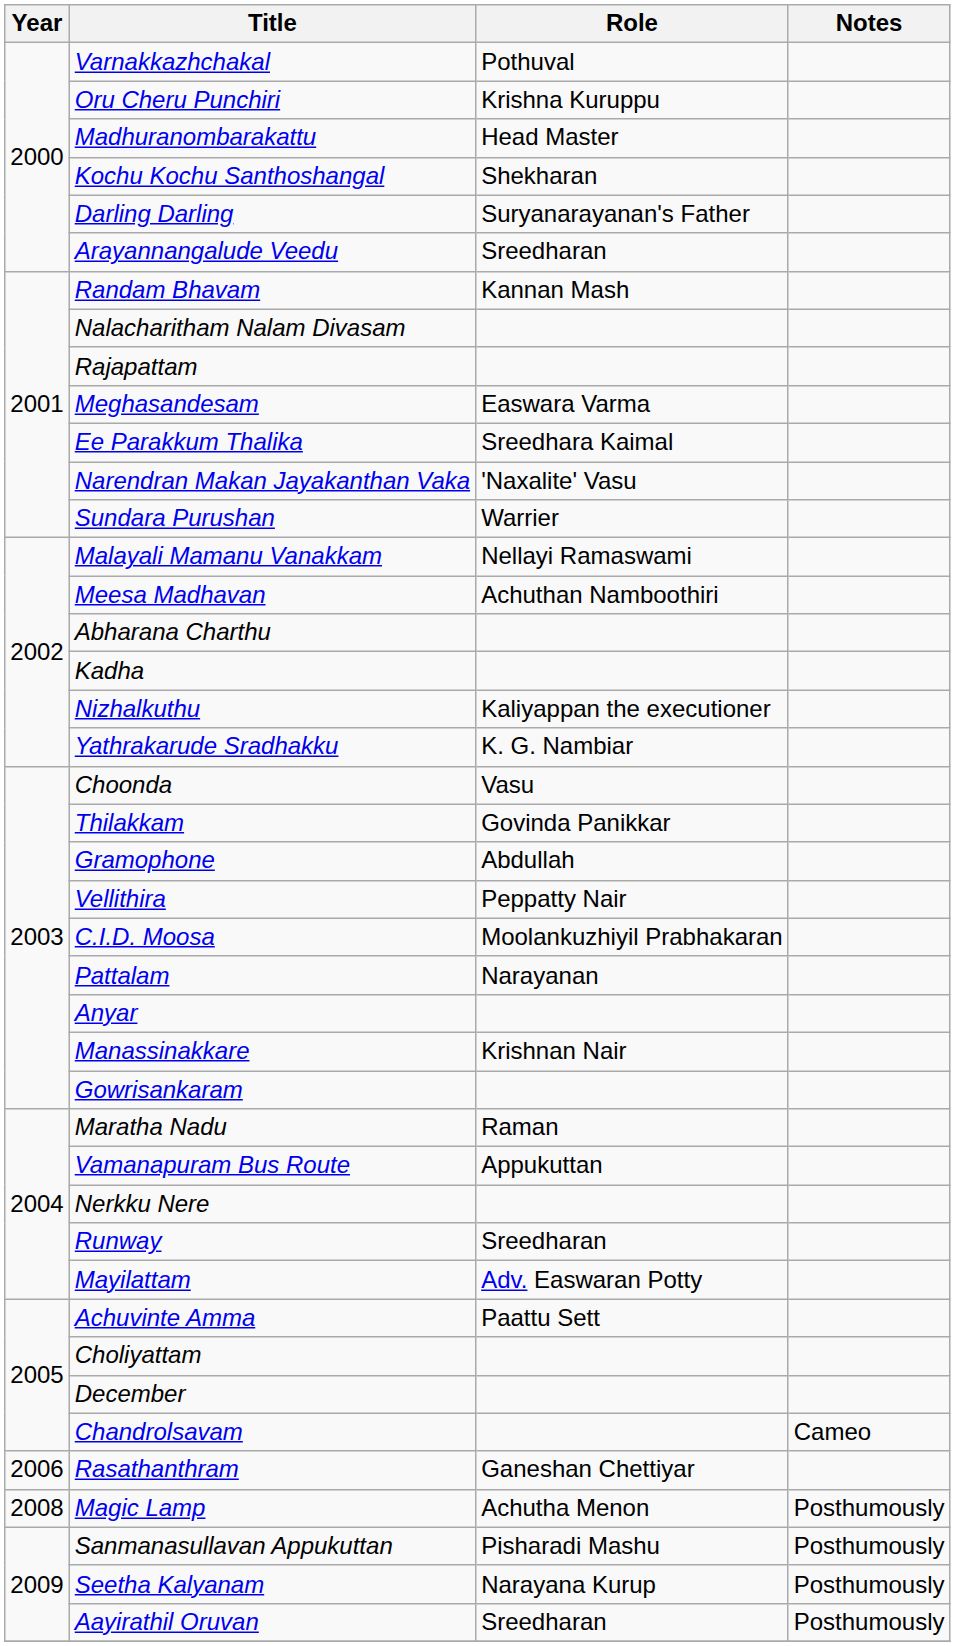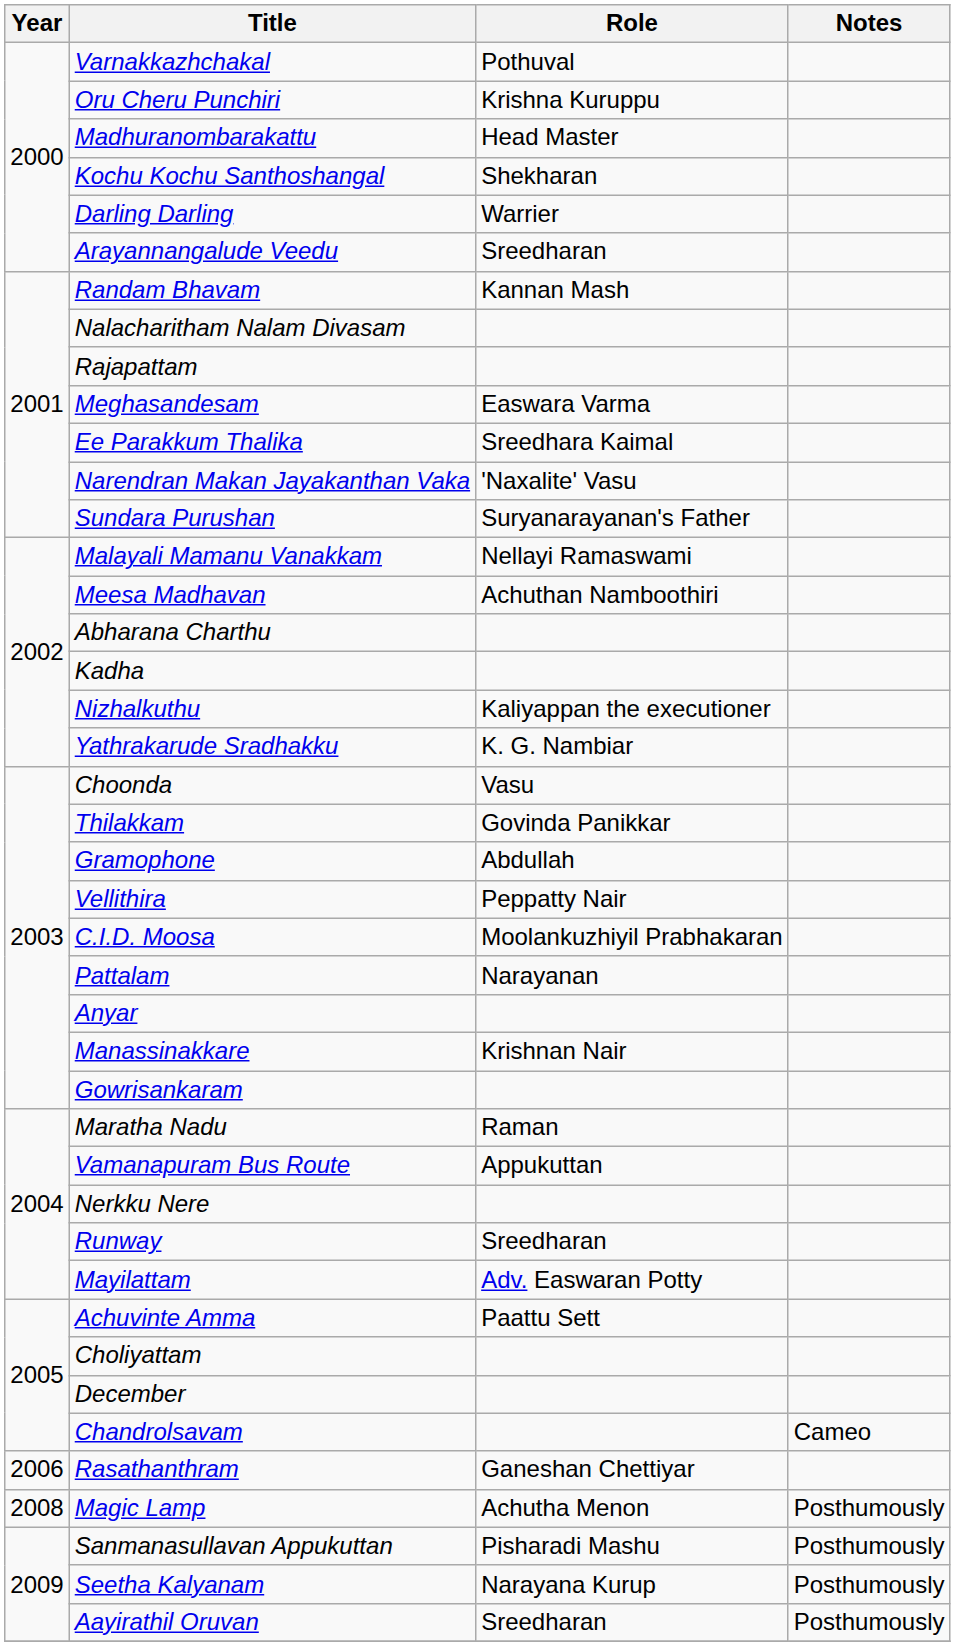(616, 213) Suryanarayanan's Father -> (520, 213) Warrier
(520, 518) Warrier -> (616, 518) Suryanarayanan's Father
